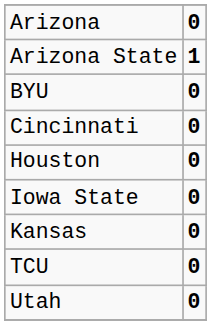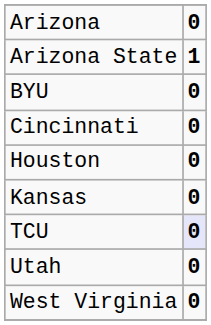- row: (74, 197)
(194, 267) no background -> (194, 232) lavender background
+ row: (94, 302)
